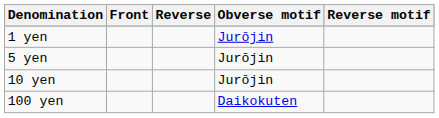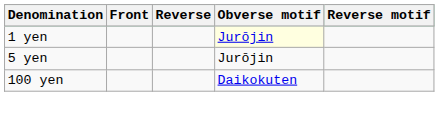(245, 37) no background -> (245, 37) lightyellow background
- row: (32, 80)
